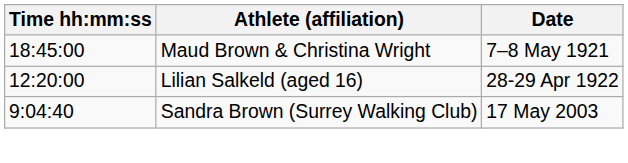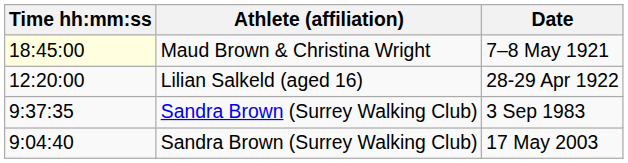(47, 50) no background -> (47, 50) lightyellow background
+ row: (536, 111)
